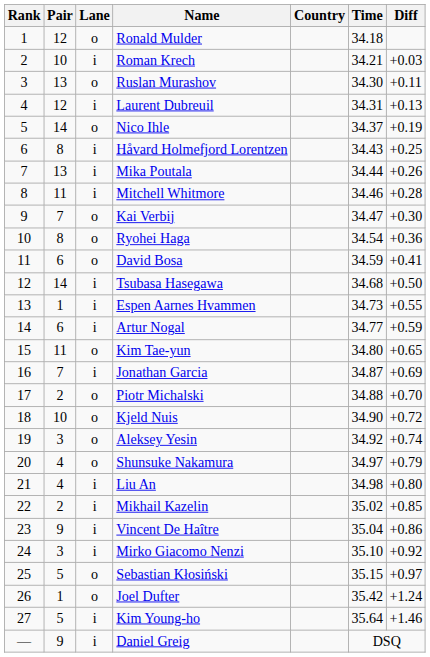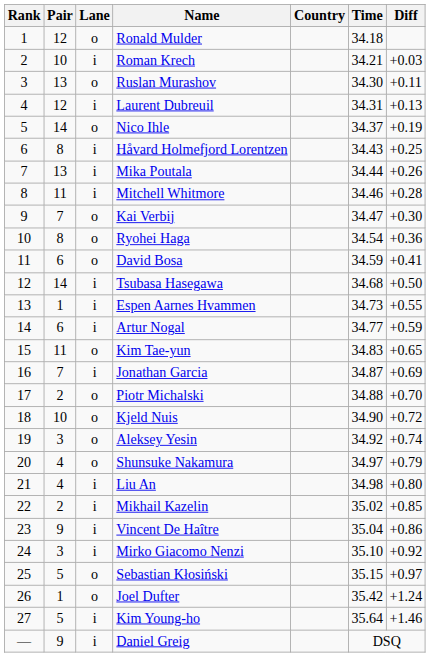(367, 350) 34.80 -> (367, 350) 34.83
